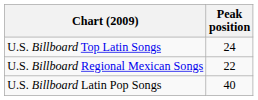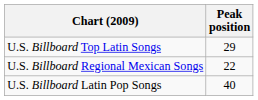(230, 47) 24 -> (230, 47) 29
